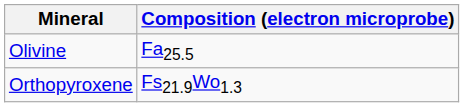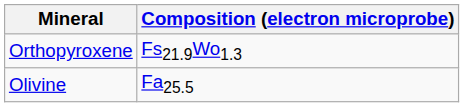rows swapped: (38, 50) <-> (71, 84)
